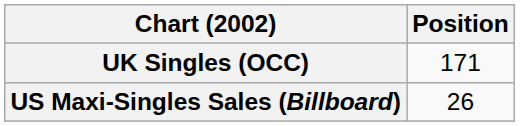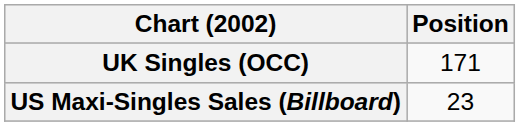(460, 101) 26 -> (460, 101) 23
